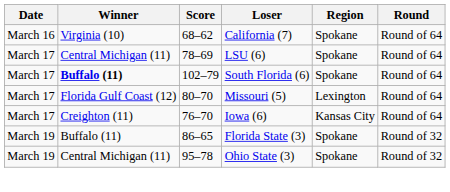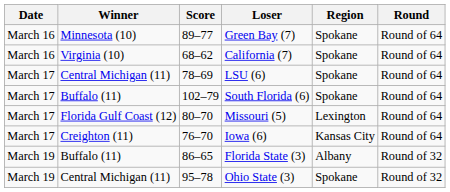+ row: (260, 35)
(91, 75) bold -> (91, 96) normal
(336, 136) Spokane -> (333, 156) Albany
